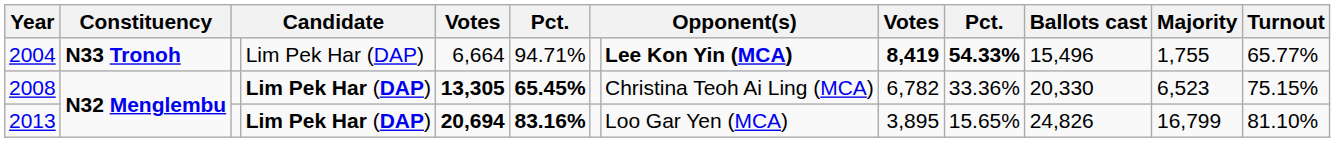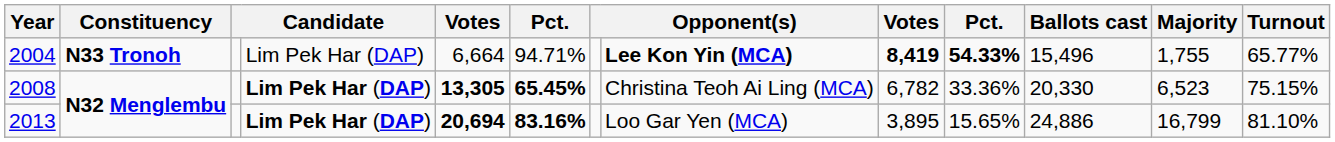(1062, 121) 24,826 -> (1062, 121) 24,886
